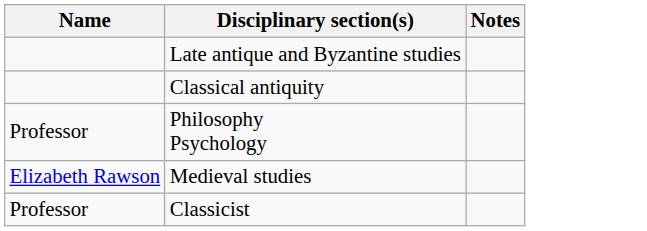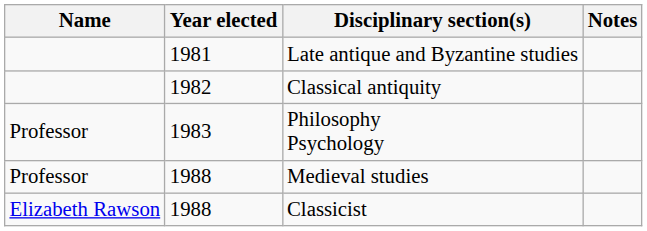+ column: (224, 20)
(85, 176) Elizabeth Rawson -> (49, 176) Professor
(49, 209) Professor -> (85, 209) Elizabeth Rawson
